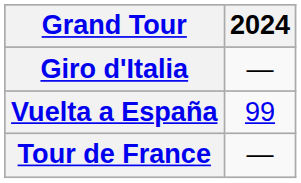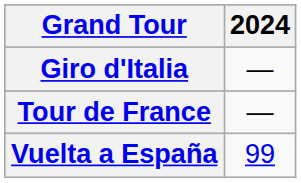rows swapped: (114, 154) <-> (114, 111)
